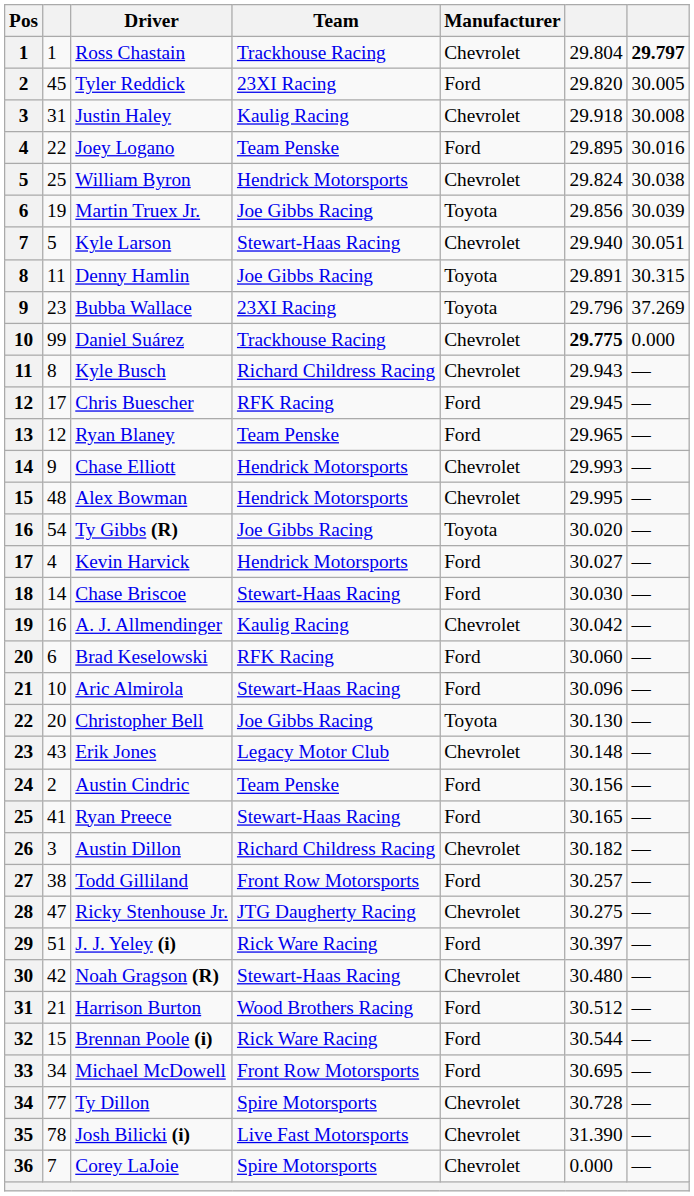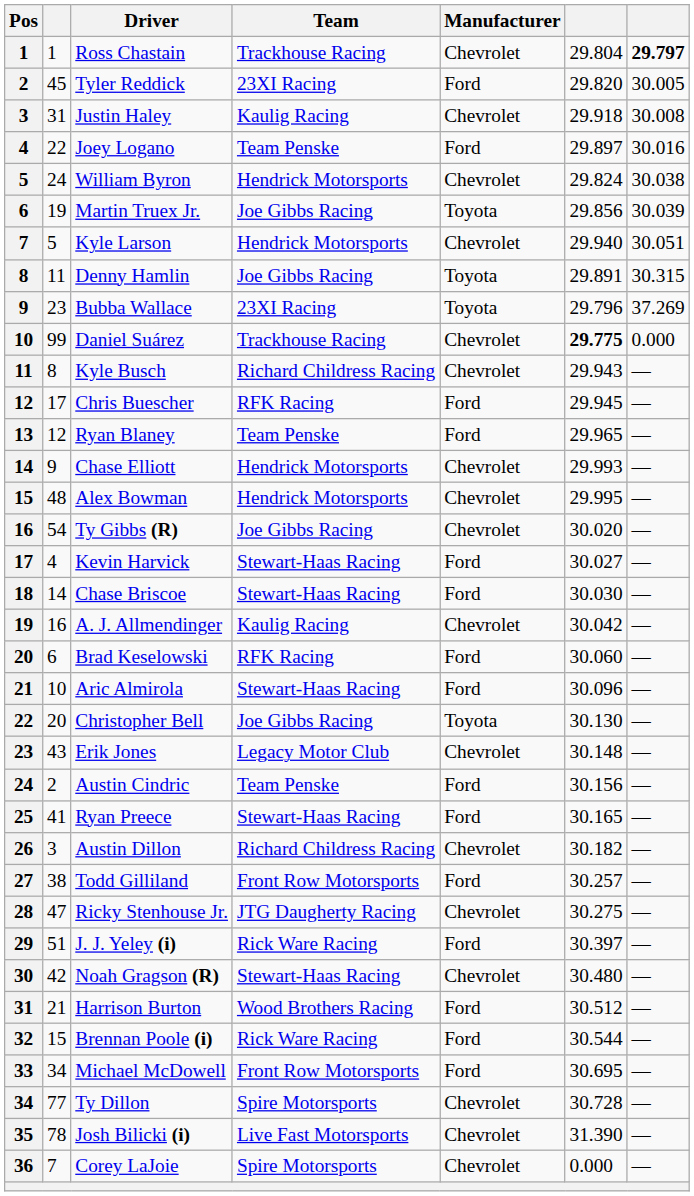(596, 147) 29.895 -> (596, 147) 29.897
(57, 179) 25 -> (57, 179) 24
(319, 243) Stewart-Haas Racing -> (322, 243) Hendrick Motorsports
(471, 529) Toyota -> (482, 529) Chevrolet
(322, 561) Hendrick Motorsports -> (319, 561) Stewart-Haas Racing
